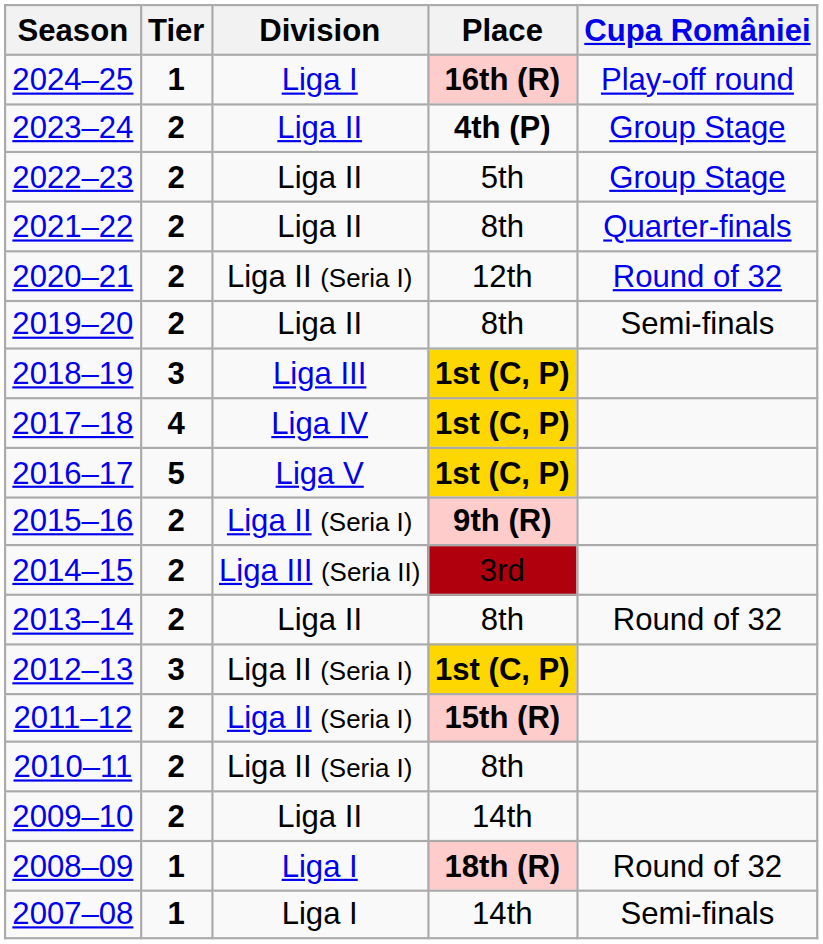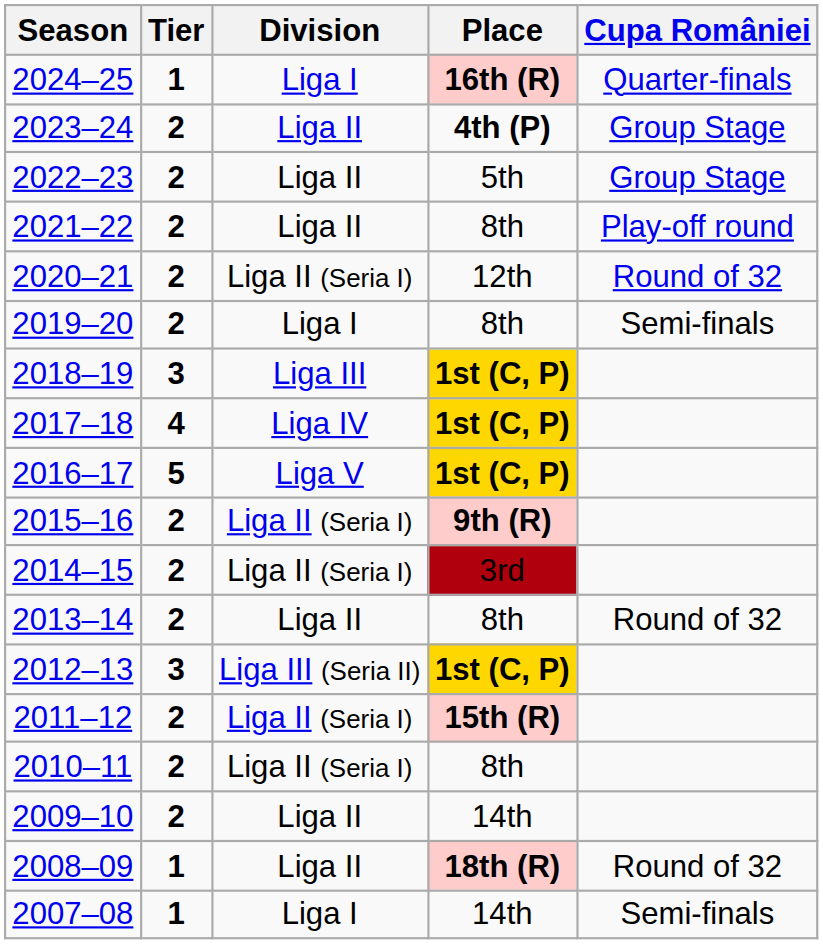(697, 79) Play-off round -> (697, 79) Quarter-finals
(697, 227) Quarter-finals -> (697, 227) Play-off round
(320, 325) Liga II -> (320, 325) Liga I
(320, 571) Liga III (Seria II) -> (320, 571) Liga II (Seria I)
(320, 669) Liga II (Seria I) -> (320, 669) Liga III (Seria II)
(320, 865) Liga I -> (320, 865) Liga II
